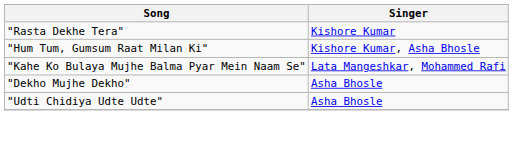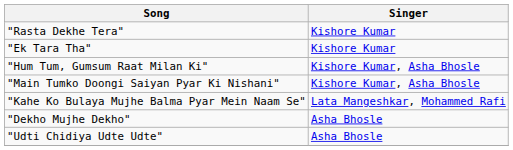+ row: (49, 48)
+ row: (143, 84)
